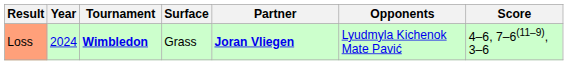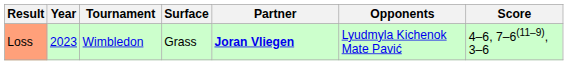(63, 41) 2024 -> (63, 41) 2023
(115, 41) bold -> (113, 41) normal
